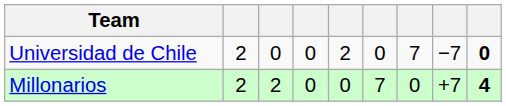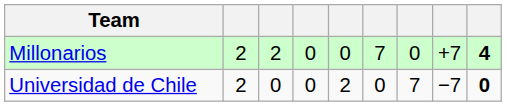rows swapped: (58, 85) <-> (103, 52)
